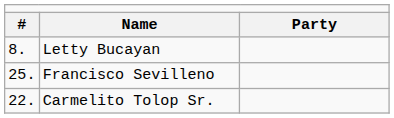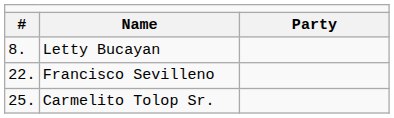(22, 75) 25. -> (22, 75) 22.
(22, 100) 22. -> (22, 100) 25.
